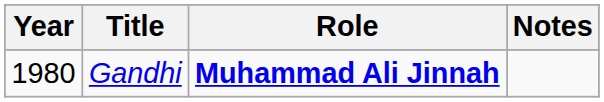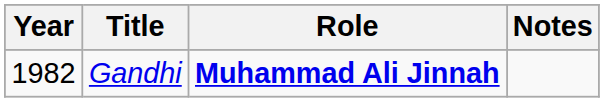(44, 73) 1980 -> (44, 73) 1982
